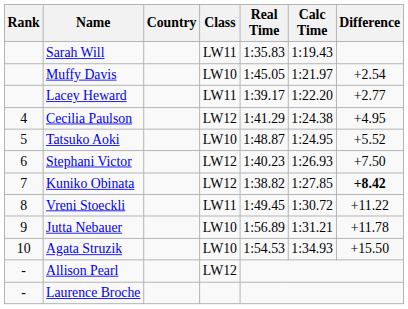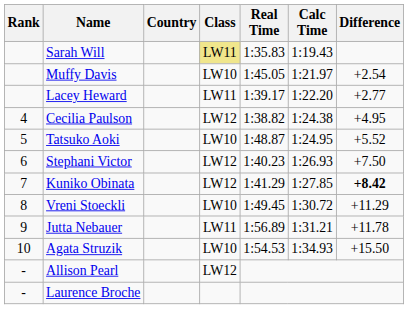(220, 52) no background -> (220, 52) khaki background
(264, 118) 1:41.29 -> (264, 118) 1:38.82
(264, 183) 1:38.82 -> (264, 183) 1:41.29
(220, 205) LW11 -> (220, 205) LW10
(370, 205) +11.22 -> (370, 205) +11.29
(220, 227) LW10 -> (220, 227) LW11
